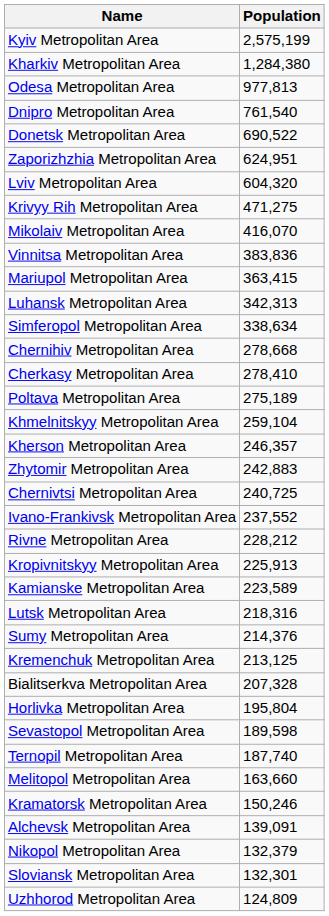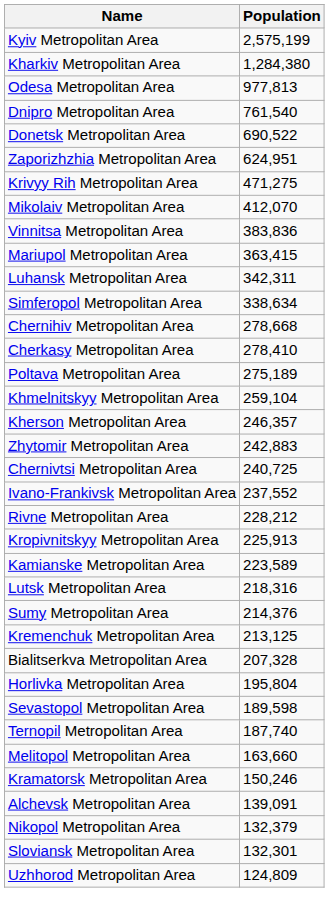- row: (82, 183)
(270, 231) 416,070 -> (270, 207) 412,070
(270, 302) 342,313 -> (270, 278) 342,311
